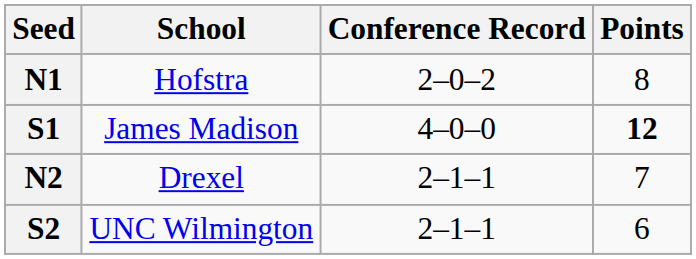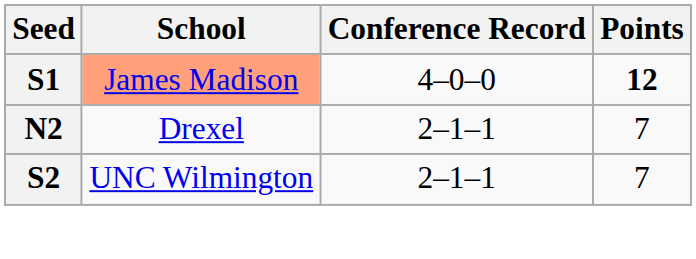- row: (44, 79)
(201, 128) no background -> (201, 79) lightsalmon background
(642, 228) 6 -> (642, 178) 7
